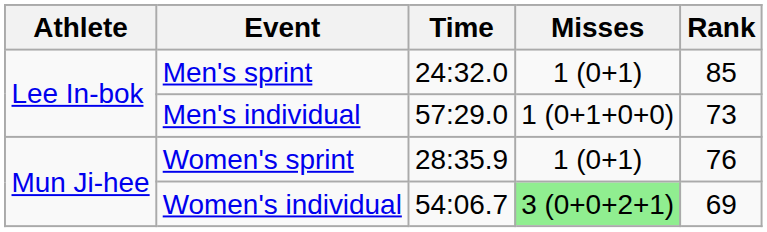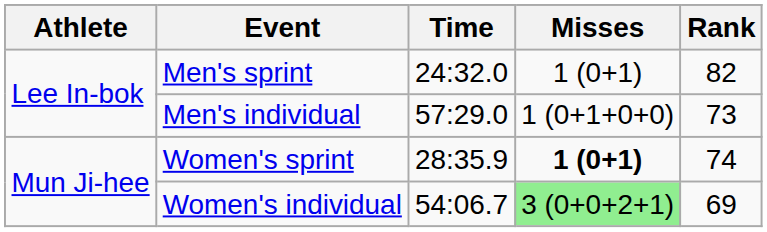(721, 72) 85 -> (721, 72) 82
(598, 160) normal -> (598, 160) bold
(721, 160) 76 -> (721, 160) 74
